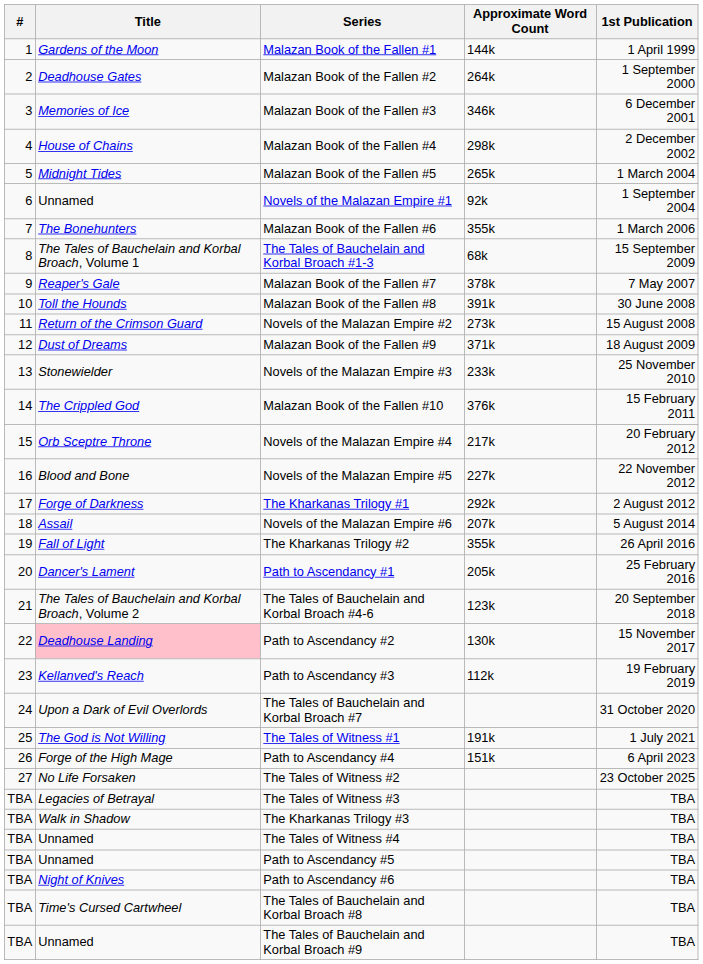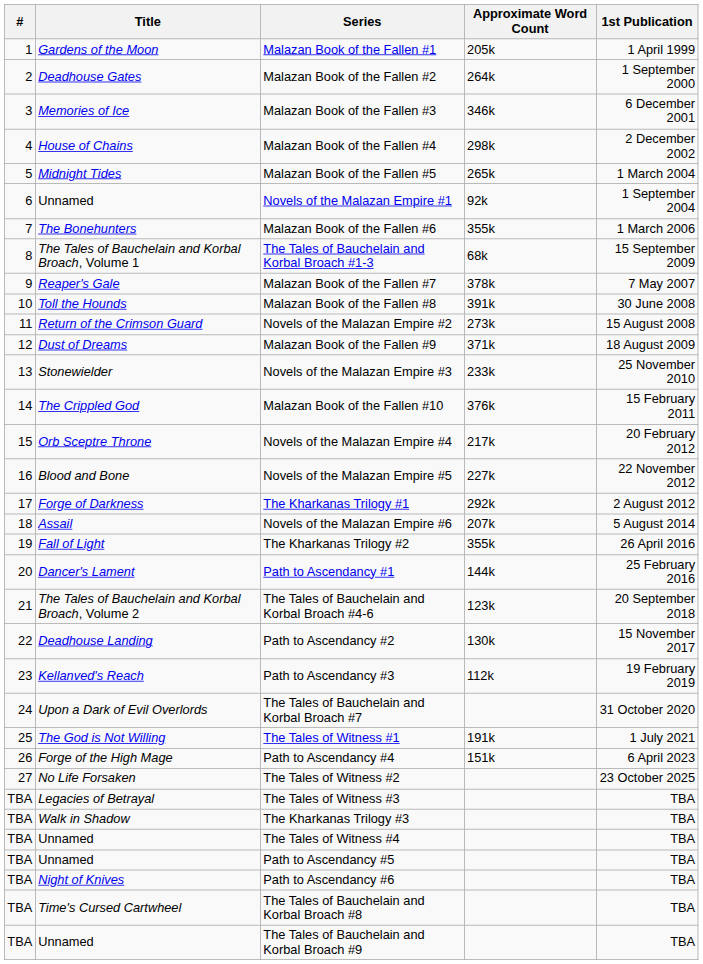(481, 49) 144k -> (481, 49) 205k
(481, 571) 205k -> (481, 571) 144k
(95, 641) pink background -> (95, 641) no background
